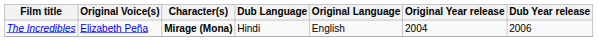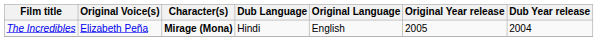(416, 28) 2004 -> (416, 28) 2005
(520, 28) 2006 -> (520, 28) 2004
